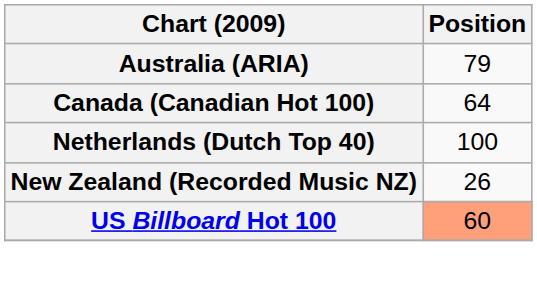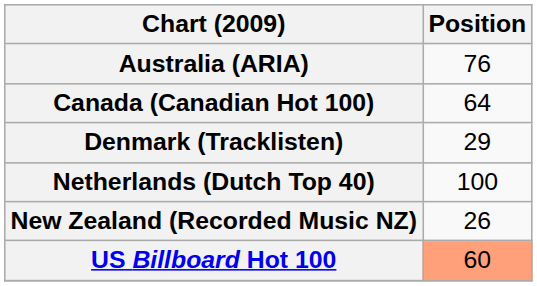(477, 63) 79 -> (477, 63) 76
+ row: (214, 142)
